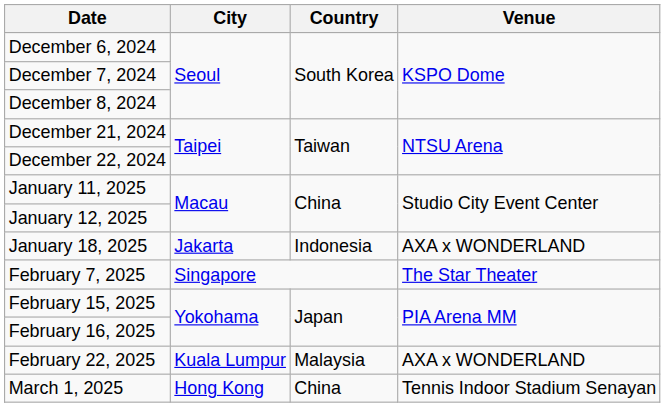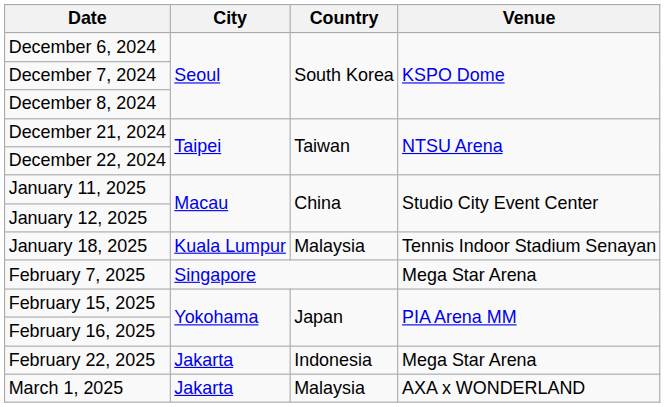(204, 246) Jakarta -> (230, 246) Kuala Lumpur
(333, 246) Indonesia -> (330, 246) Malaysia
(494, 246) AXA x WONDERLAND -> (529, 246) Tennis Indoor Stadium Senayan
(470, 274) The Star Theater -> (469, 274) Mega Star Arena
(230, 359) Kuala Lumpur -> (204, 359) Jakarta
(330, 359) Malaysia -> (333, 359) Indonesia
(494, 359) AXA x WONDERLAND -> (469, 359) Mega Star Arena
(219, 388) Hong Kong -> (204, 388) Jakarta
(318, 388) China -> (330, 388) Malaysia
(529, 388) Tennis Indoor Stadium Senayan -> (494, 388) AXA x WONDERLAND
